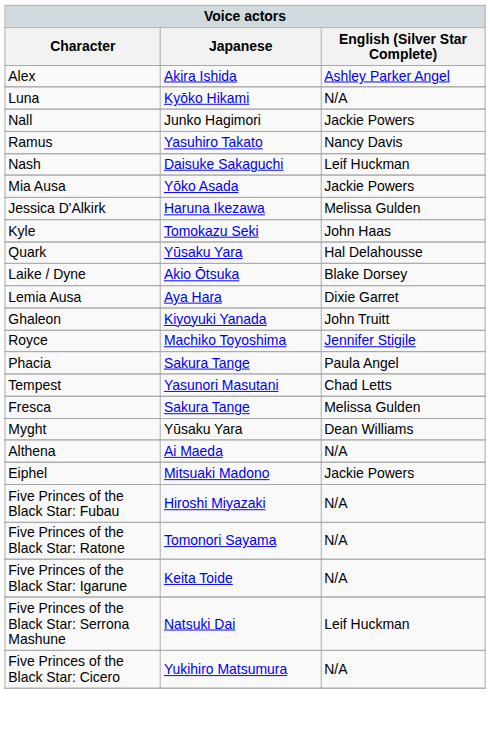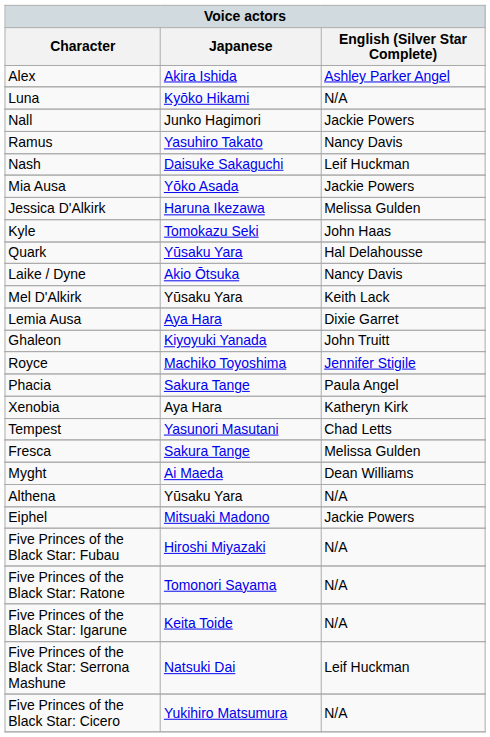(366, 275) Blake Dorsey -> (363, 275) Nancy Davis
+ row: (45, 297)
+ row: (34, 407)
(203, 429) Yūsaku Yara -> (193, 473) Ai Maeda
(193, 451) Ai Maeda -> (203, 495) Yūsaku Yara
